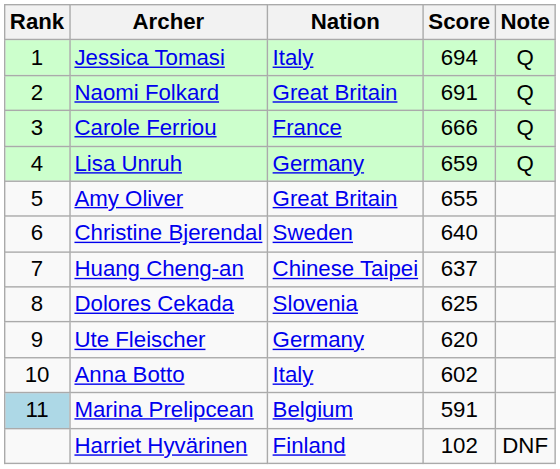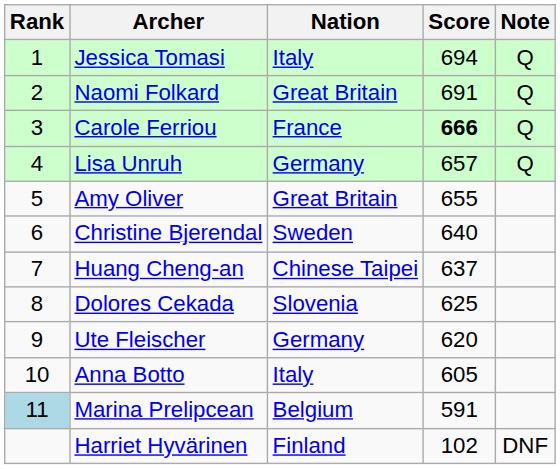(459, 127) normal -> (459, 127) bold
(459, 163) 659 -> (459, 163) 657
(459, 374) 602 -> (459, 374) 605
